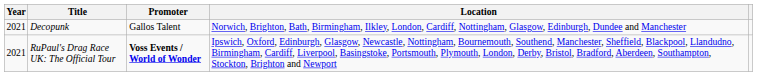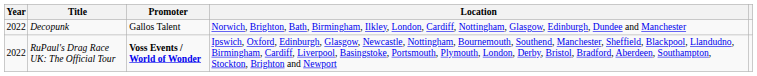(16, 27) 2021 -> (16, 27) 2022
(16, 53) 2021 -> (16, 53) 2022
